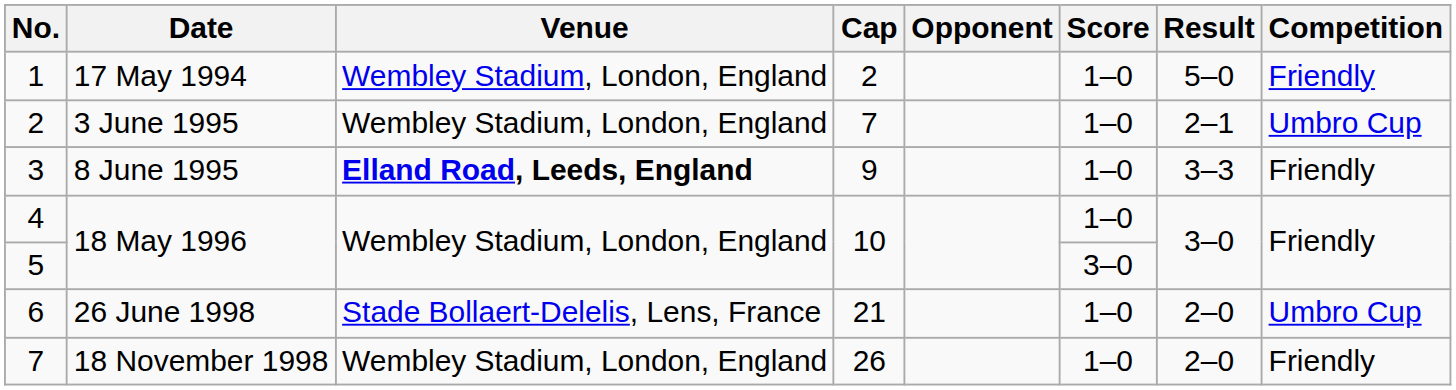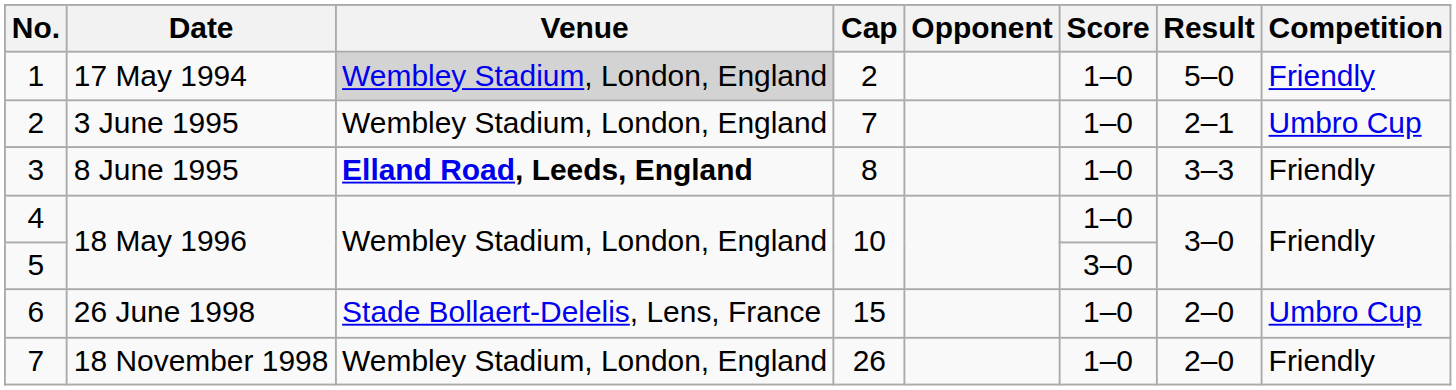(585, 75) no background -> (585, 75) lightgrey background
(869, 170) 9 -> (869, 170) 8
(869, 312) 21 -> (869, 312) 15
